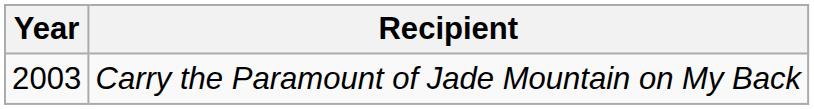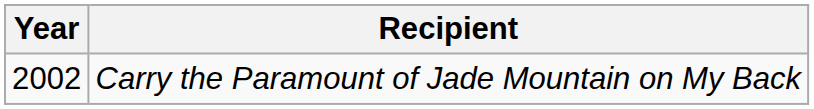(47, 78) 2003 -> (47, 78) 2002
